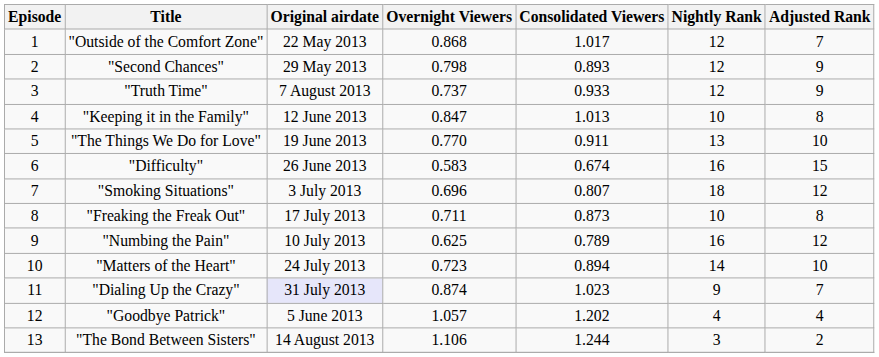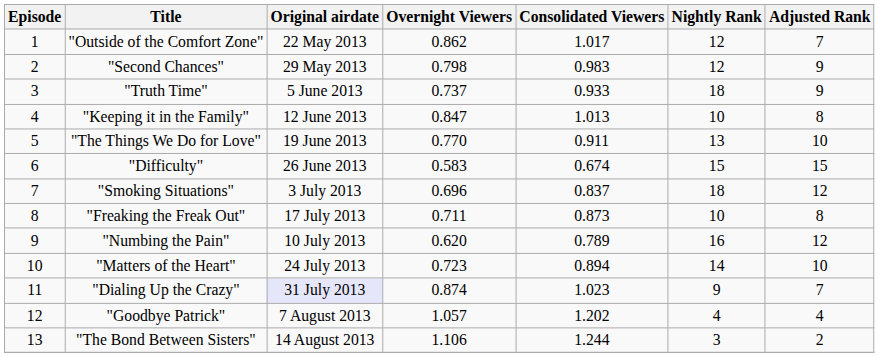(449, 41) 0.868 -> (449, 41) 0.862
(592, 66) 0.893 -> (592, 66) 0.983
(325, 91) 7 August 2013 -> (325, 91) 5 June 2013
(717, 91) 12 -> (717, 91) 18
(717, 166) 16 -> (717, 166) 15
(592, 191) 0.807 -> (592, 191) 0.837
(449, 240) 0.625 -> (449, 240) 0.620
(325, 315) 5 June 2013 -> (325, 315) 7 August 2013
